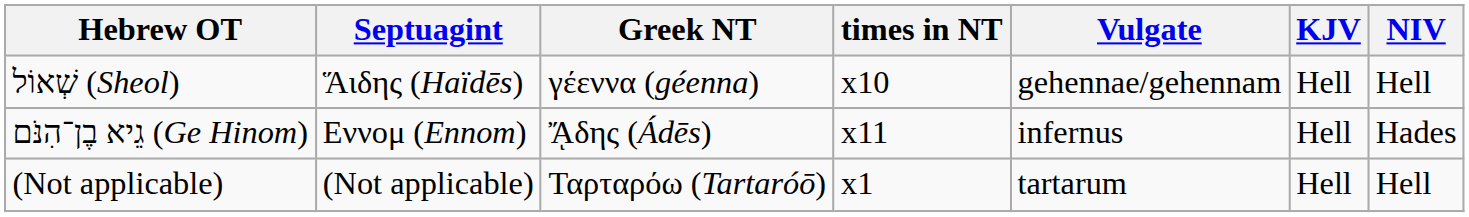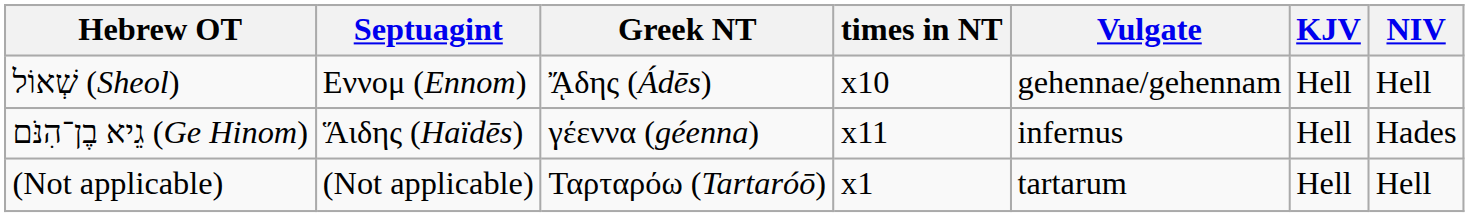(423, 81) Ἅιδης (Haïdēs) -> (425, 81) Εννομ (Ennom)
(654, 81) γέεννα (géenna) -> (630, 81) ᾌδης (Ádēs)
(425, 132) Εννομ (Ennom) -> (423, 132) Ἅιδης (Haïdēs)
(630, 132) ᾌδης (Ádēs) -> (654, 132) γέεννα (géenna)
